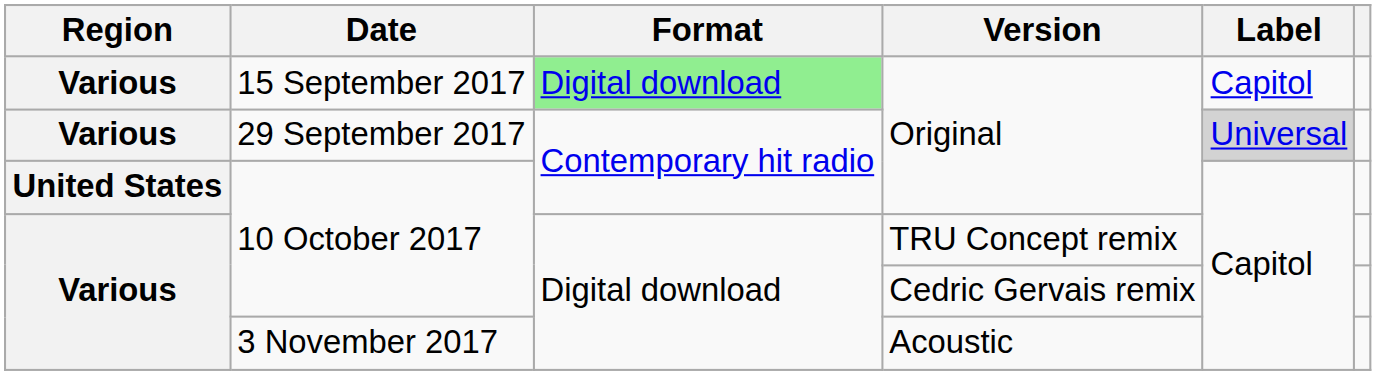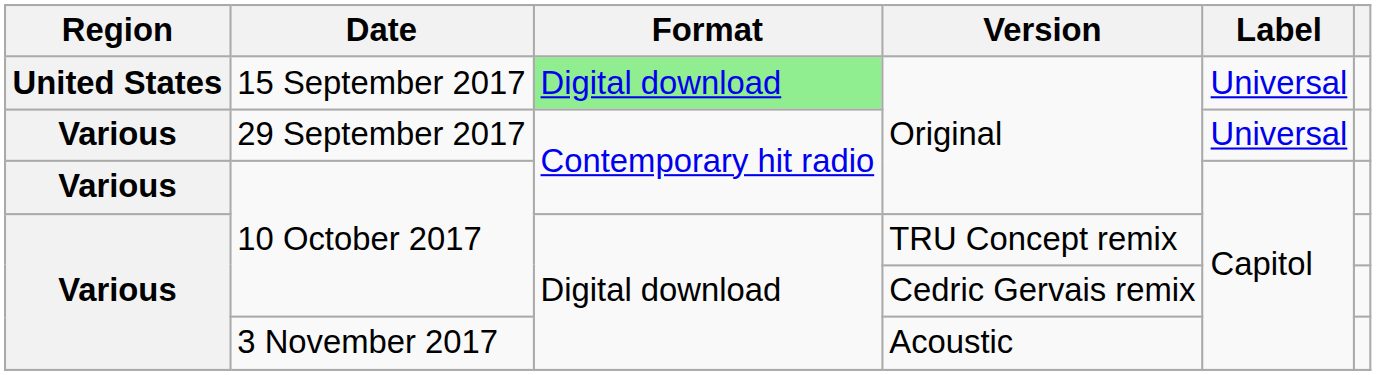(117, 82) Various -> (117, 82) United States
(1262, 82) Capitol -> (1279, 82) Universal
(1279, 134) lightgrey background -> (1279, 134) no background
(117, 186) United States -> (117, 186) Various
